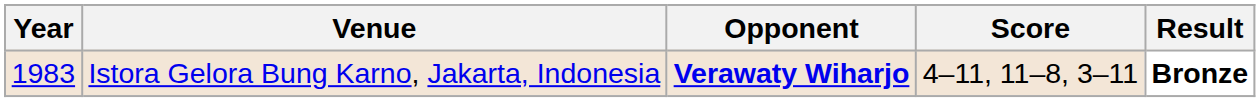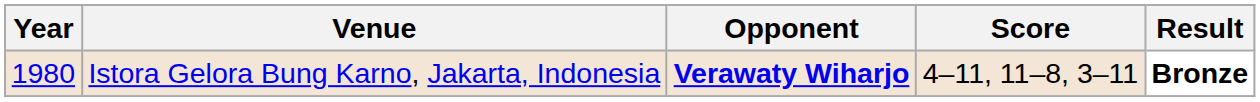(43, 73) 1983 -> (43, 73) 1980
